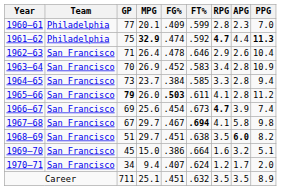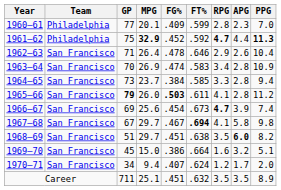(174, 40) .474 -> (174, 40) .452
(174, 67) .452 -> (174, 67) .474
